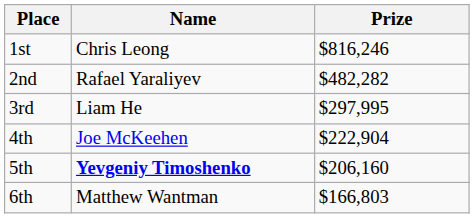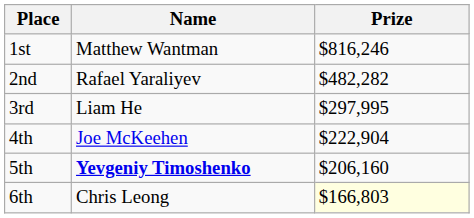(123, 49) Chris Leong -> (147, 49) Matthew Wantman
(147, 197) Matthew Wantman -> (123, 197) Chris Leong
(354, 197) no background -> (354, 197) lightyellow background
